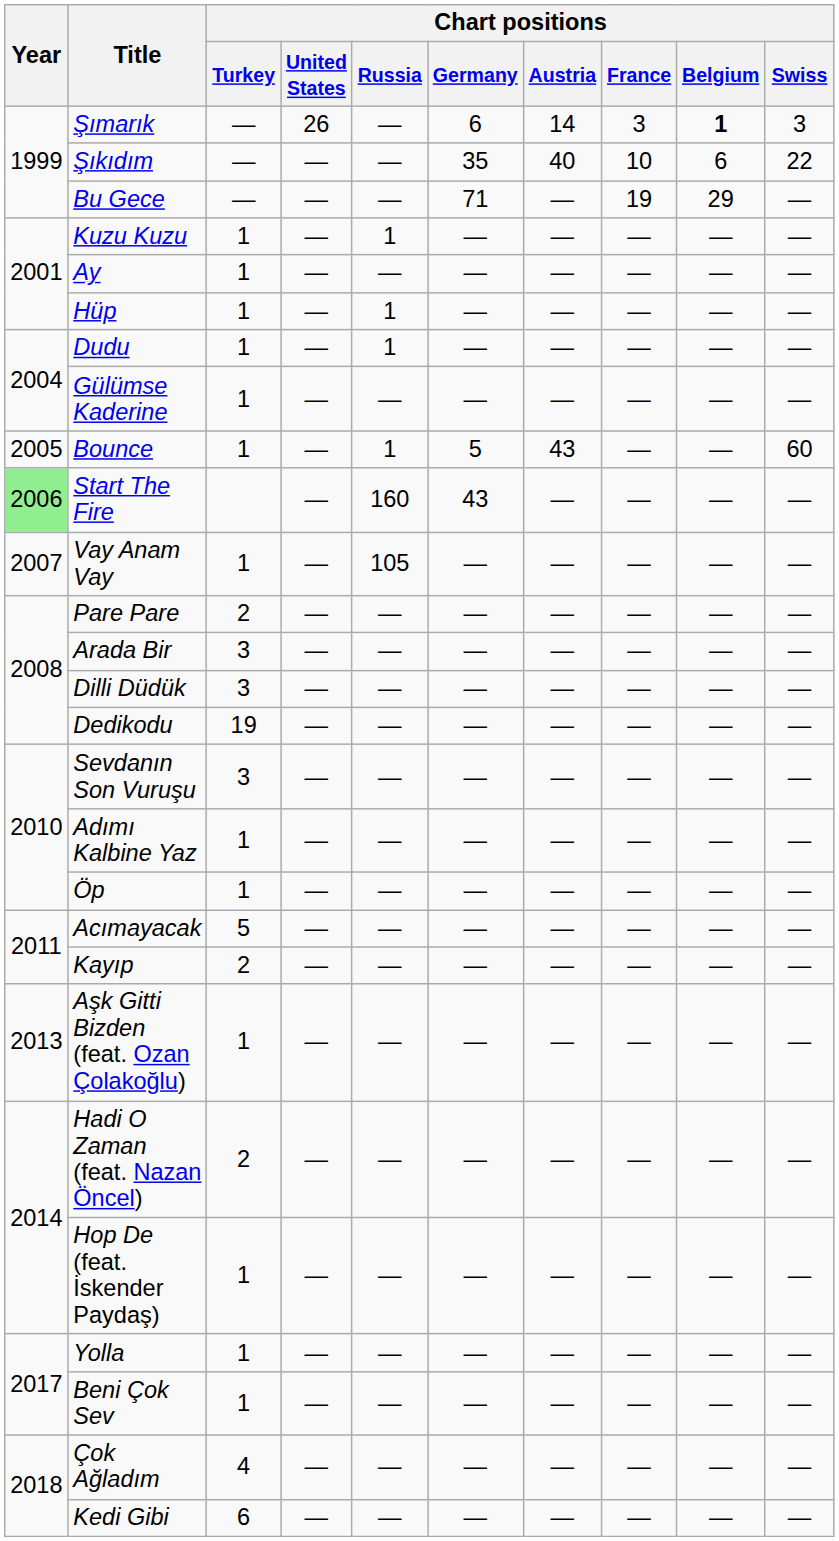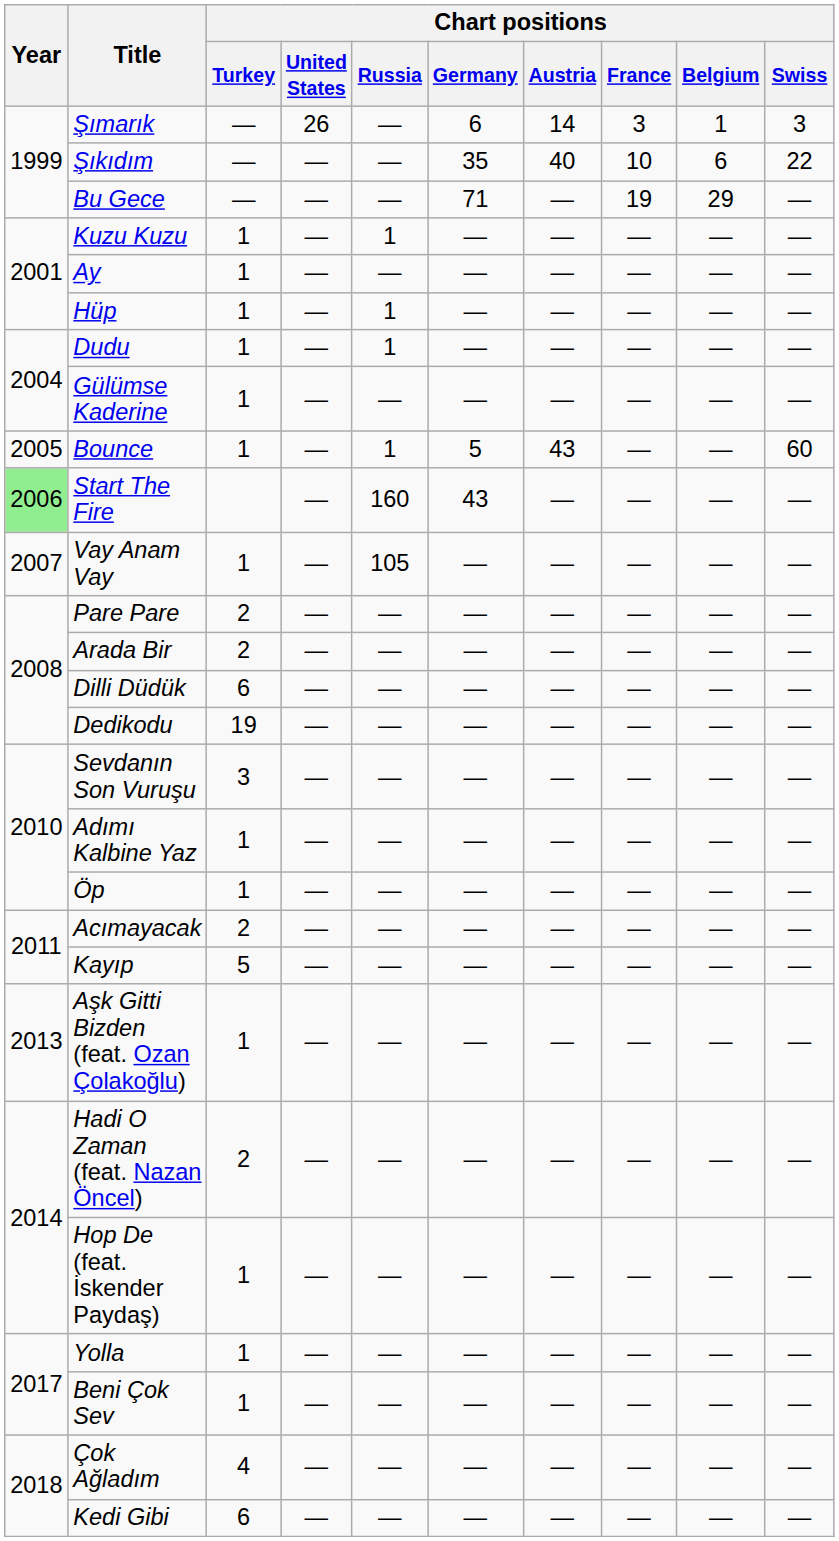(721, 124) bold -> (721, 124) normal
(244, 651) 3 -> (244, 651) 2
(244, 688) 3 -> (244, 688) 6
(244, 927) 5 -> (244, 927) 2
(244, 965) 2 -> (244, 965) 5
